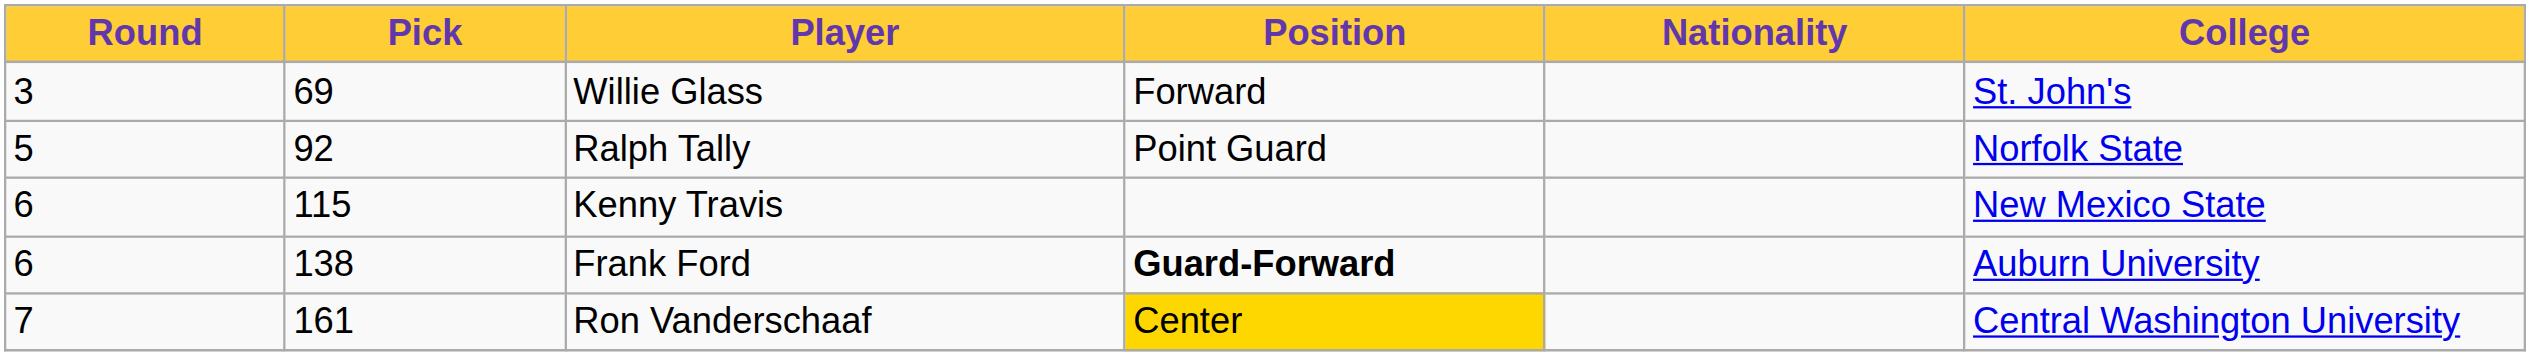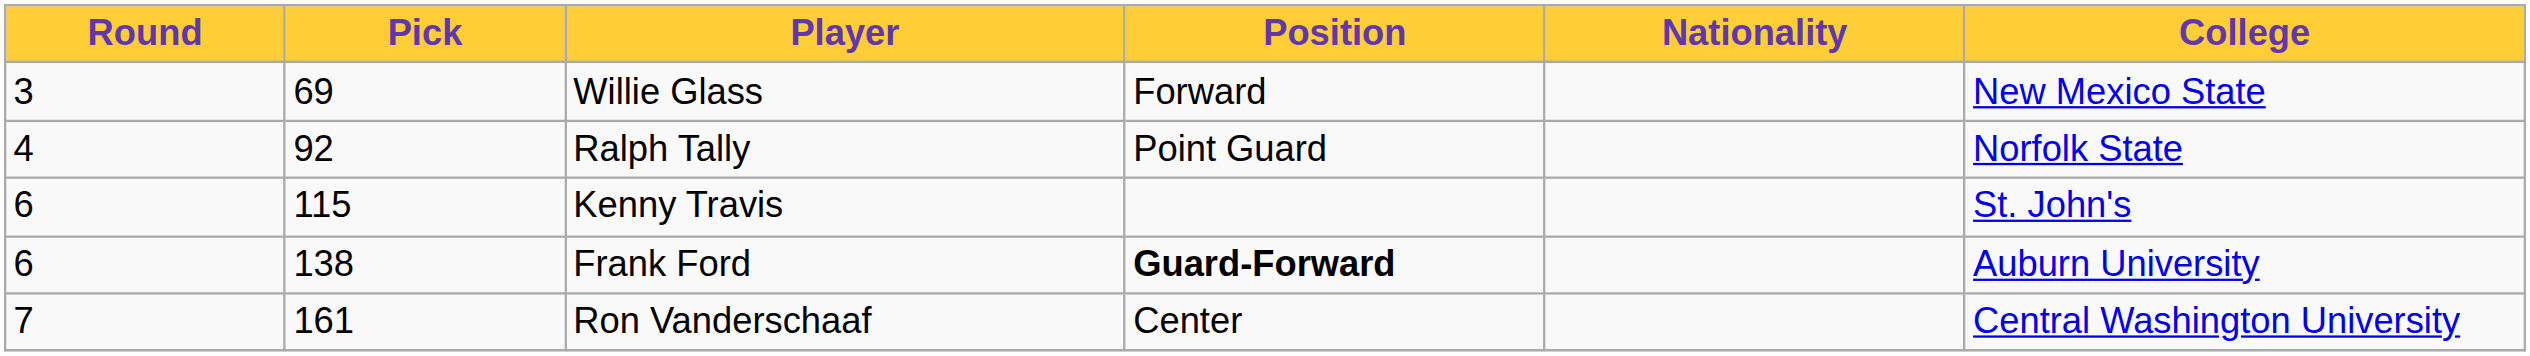(2052, 90) St. John's -> (2119, 90) New Mexico State
(24, 148) 5 -> (24, 148) 4
(2119, 206) New Mexico State -> (2052, 206) St. John's
(1188, 321) gold background -> (1188, 321) no background
